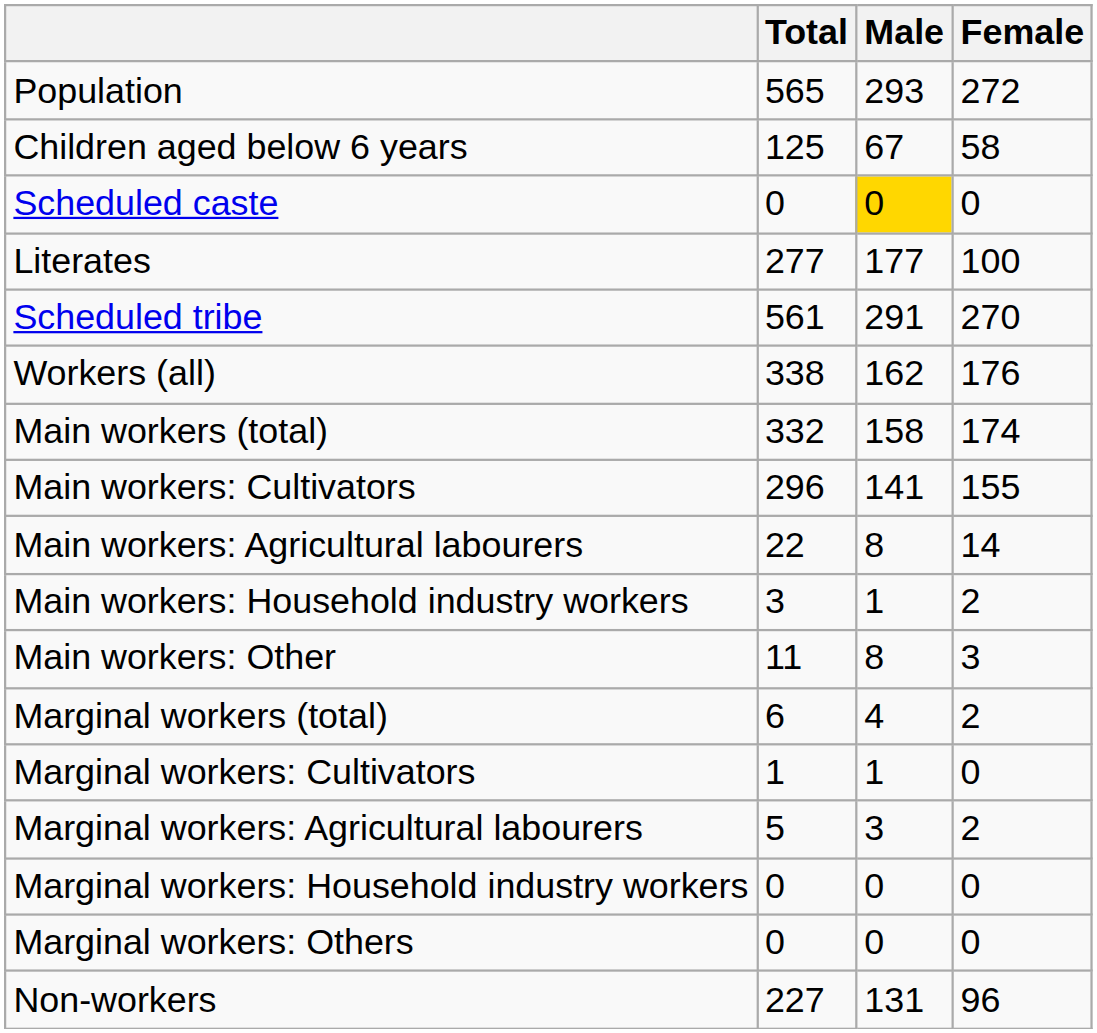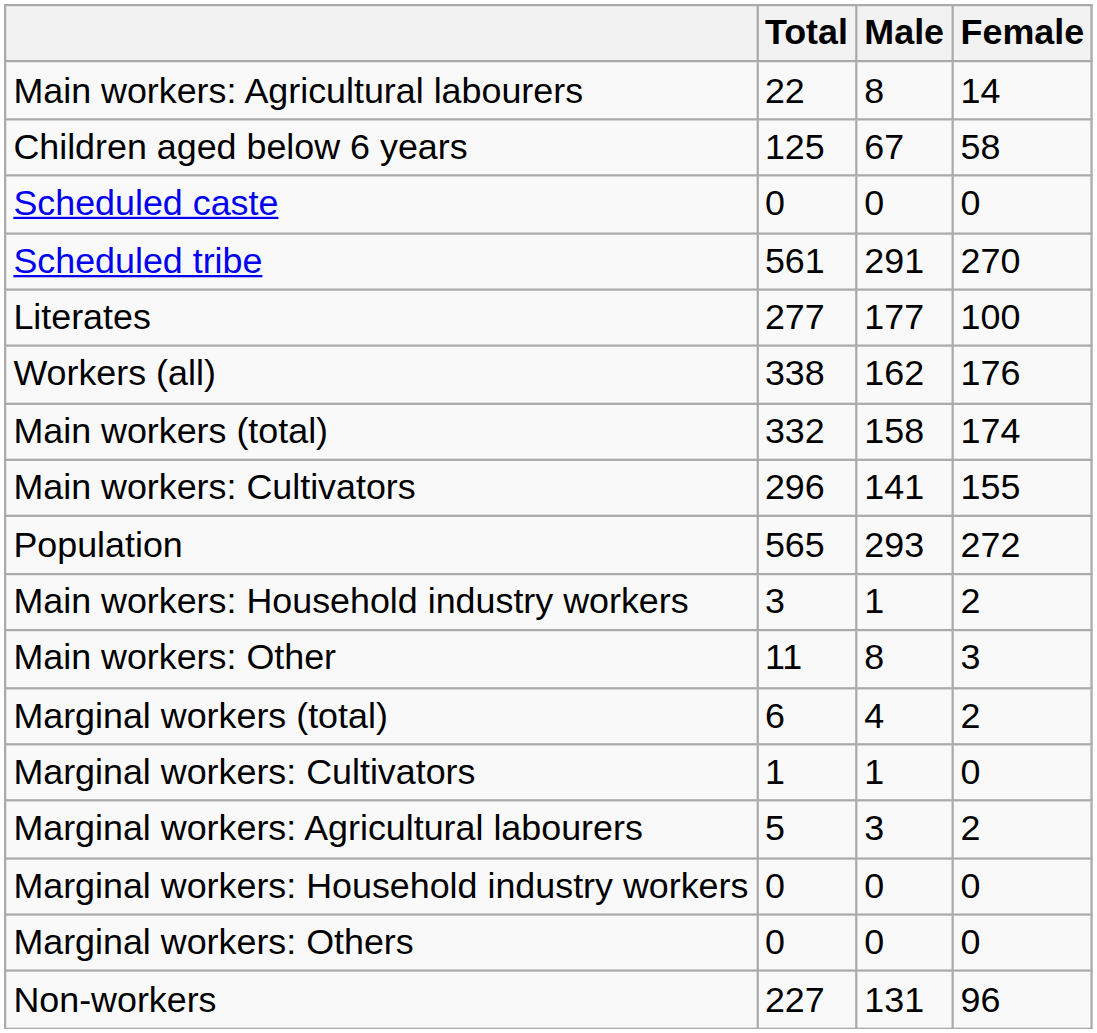rows swapped: (98, 89) <-> (298, 544)
(874, 203) gold background -> (874, 203) no background
rows swapped: (138, 317) <-> (82, 260)
